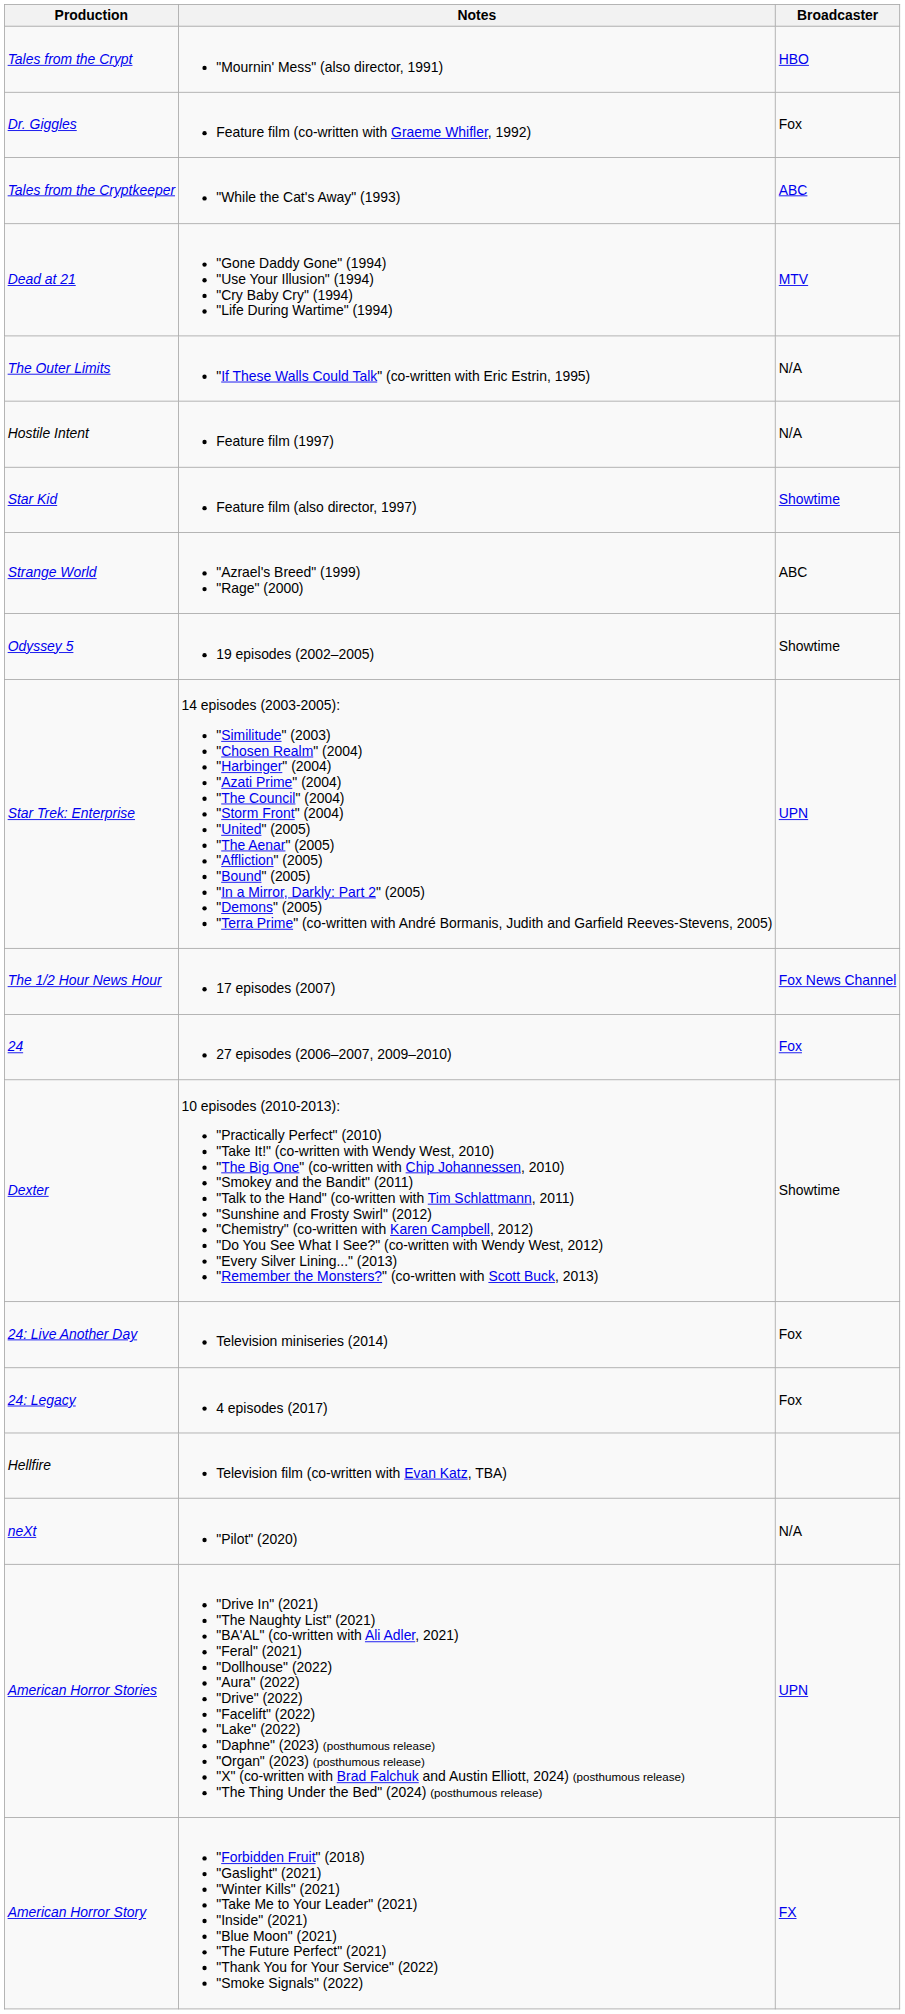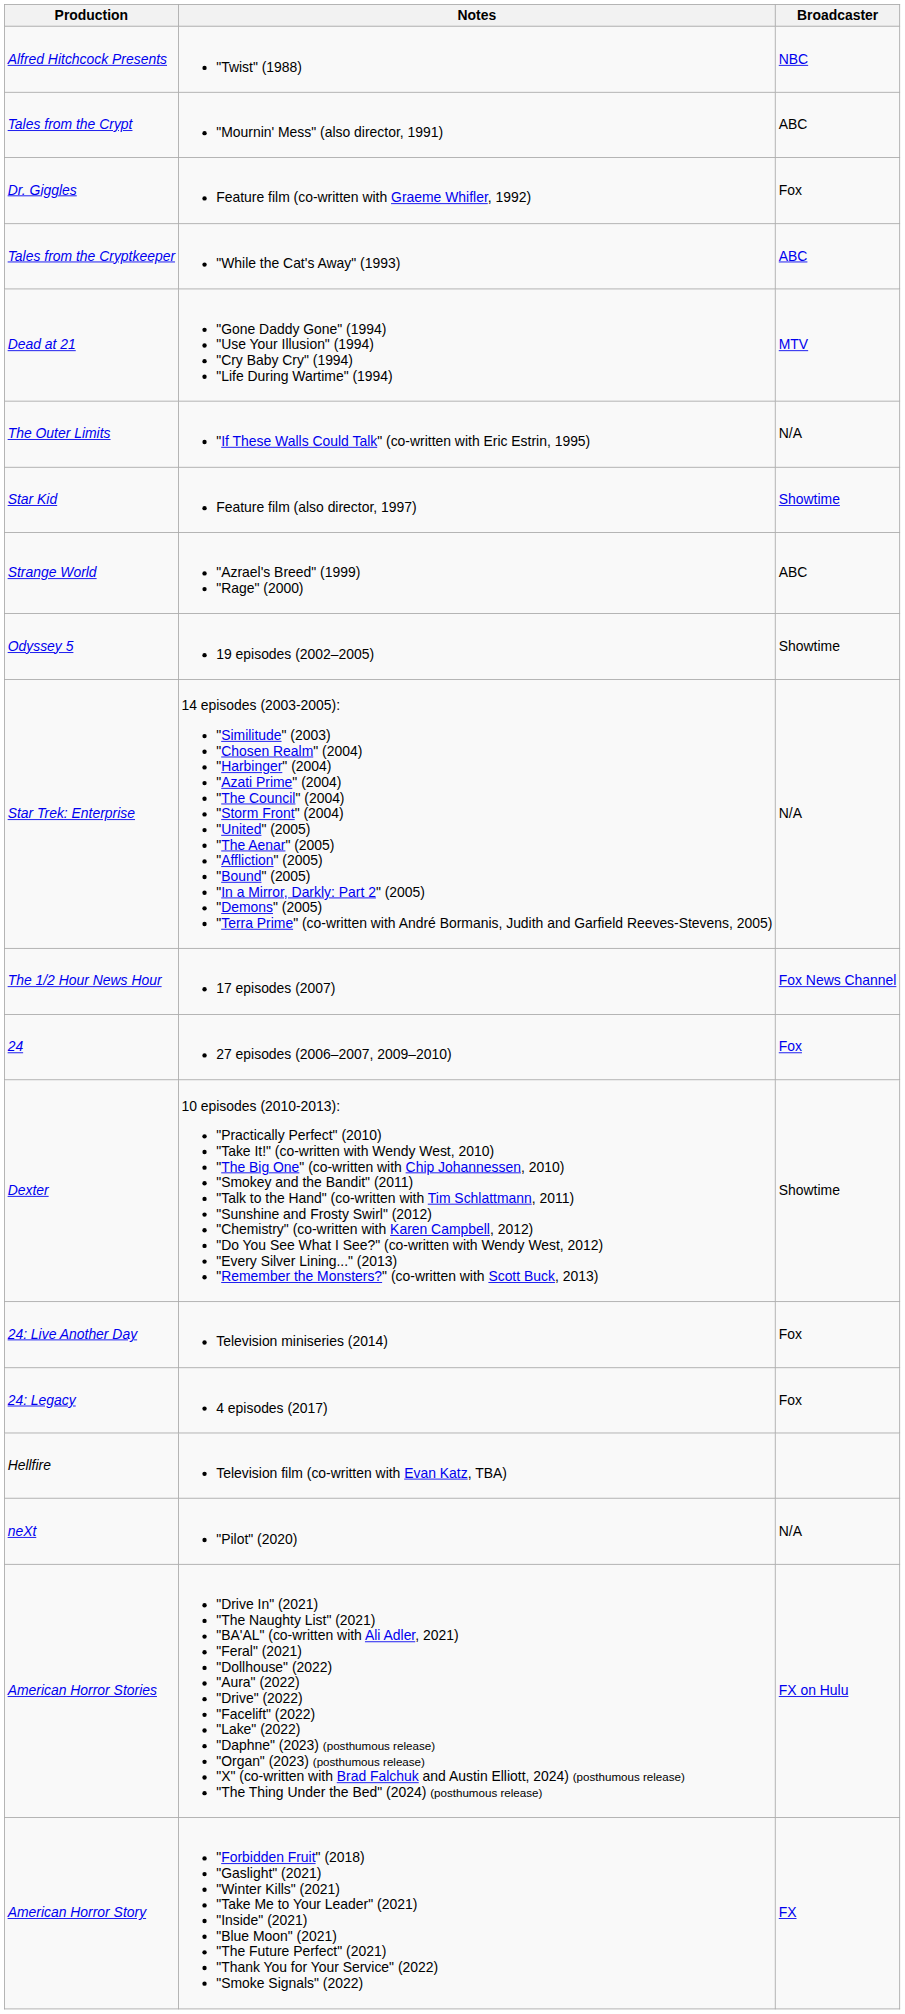+ row: (87, 59)
(794, 59) HBO -> (793, 124) ABC
- row: (48, 434)
(793, 813) UPN -> (790, 813) N/A
(793, 1690) UPN -> (814, 1690) FX on Hulu
